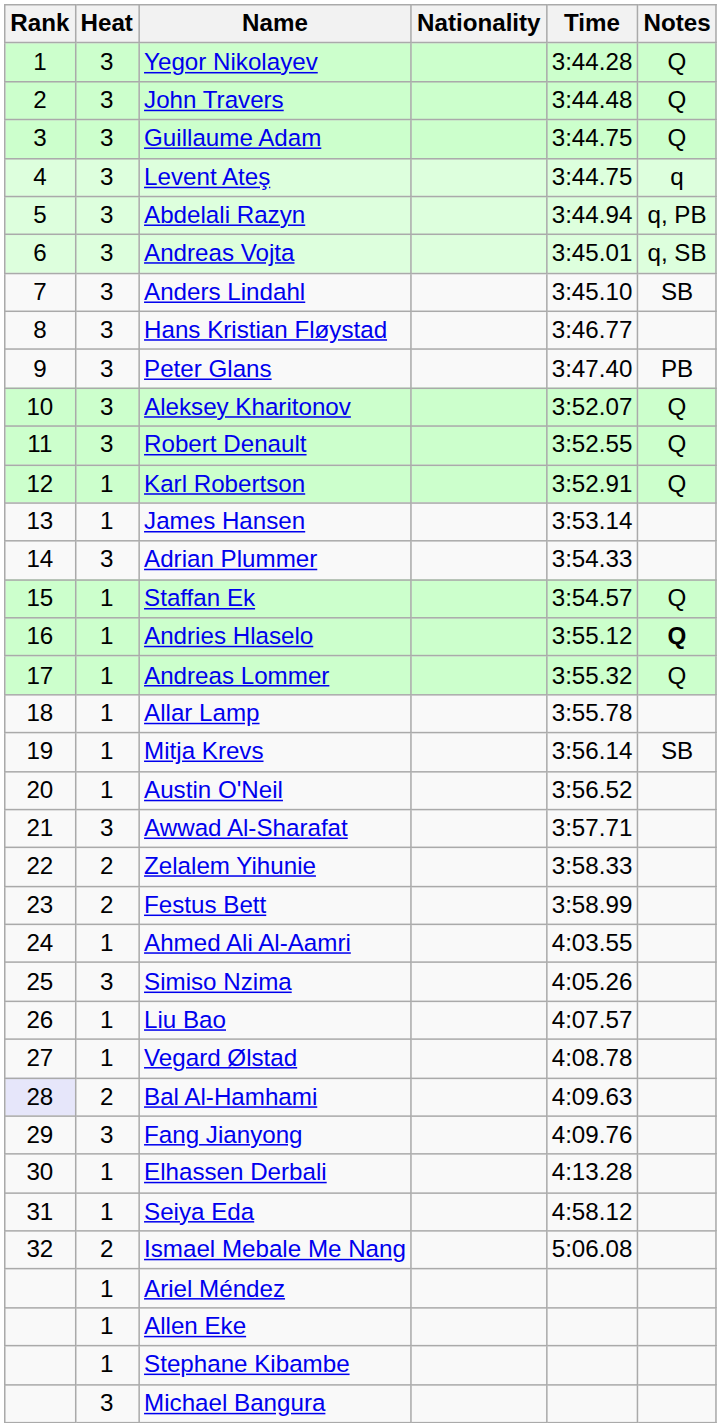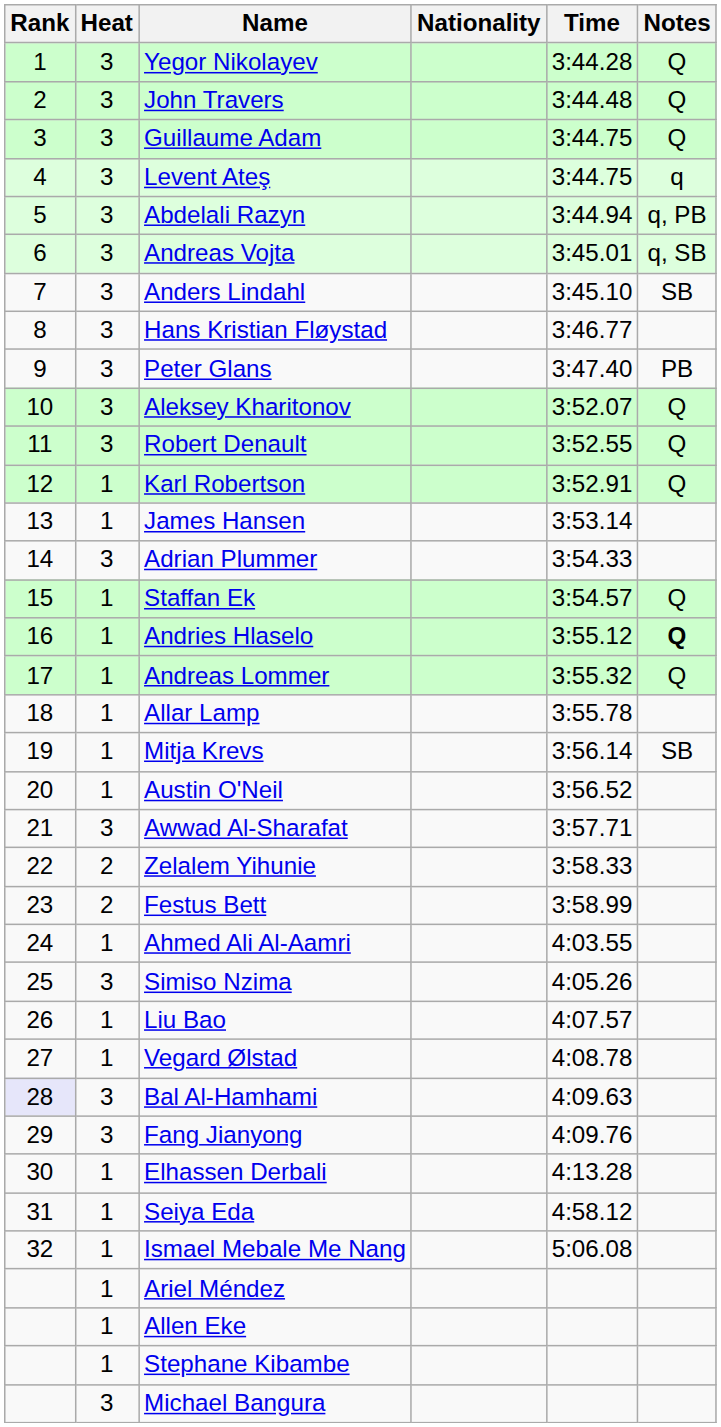(107, 1096) 2 -> (107, 1096) 3
(107, 1249) 2 -> (107, 1249) 1
